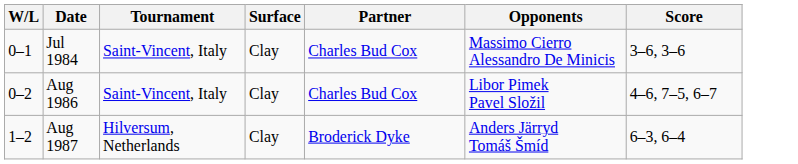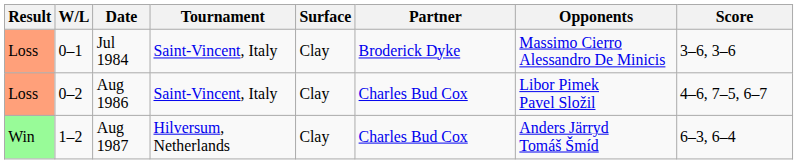+ column: (30, 17)
(363, 51) Charles Bud Cox -> (409, 51) Broderick Dyke
(359, 136) Broderick Dyke -> (413, 136) Charles Bud Cox
